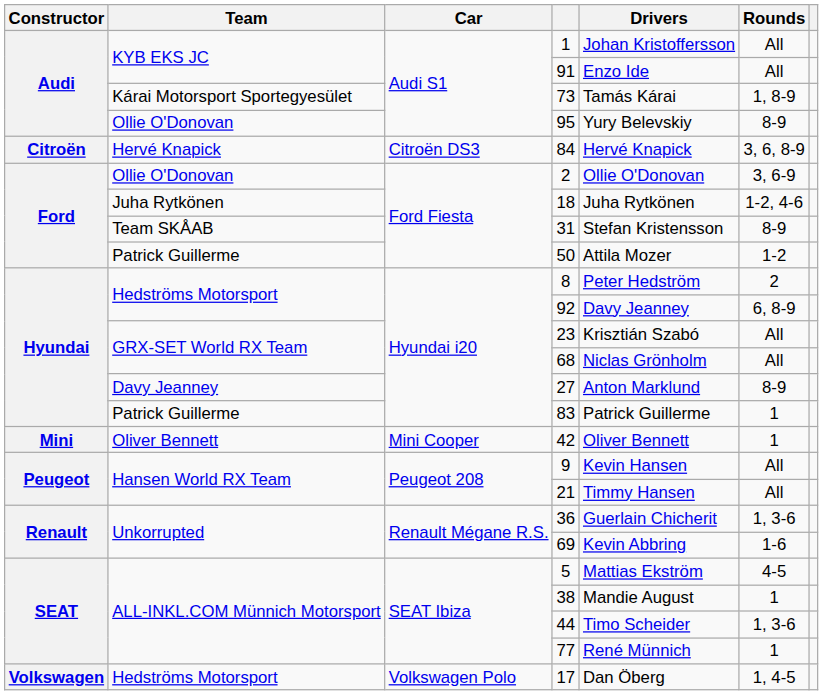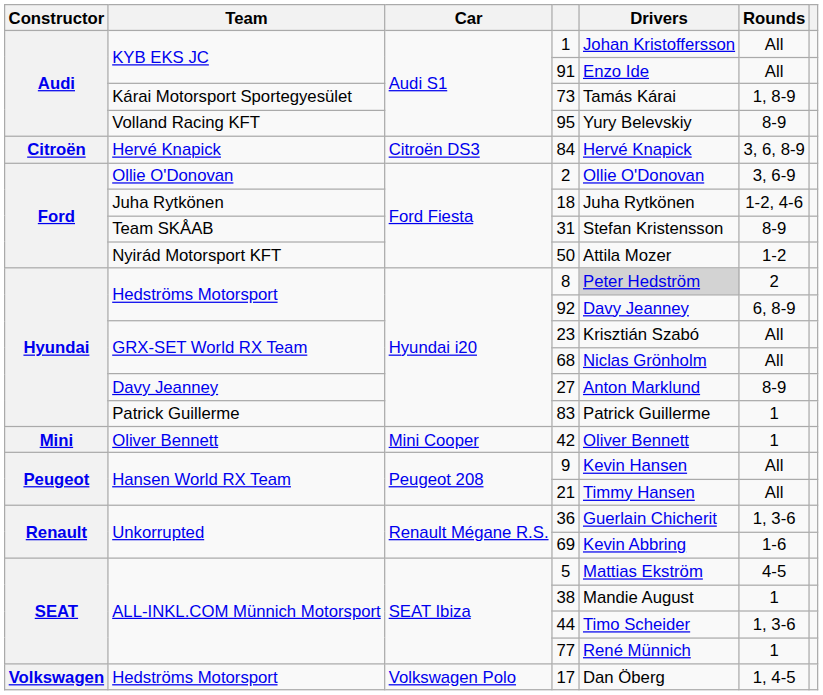(173, 123) Ollie O'Donovan -> (186, 123) Volland Racing KFT
(176, 255) Patrick Guillerme -> (197, 255) Nyirád Motorsport KFT
(642, 281) no background -> (642, 281) lightgrey background
